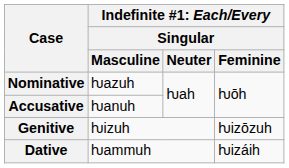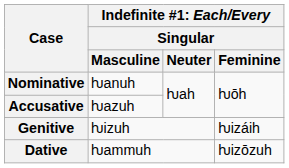(113, 83) ƕazuh -> (113, 83) ƕanuh
(113, 106) ƕanuh -> (113, 106) ƕazuh
(245, 128) ƕizōzuh -> (239, 128) ƕizáih
(239, 151) ƕizáih -> (245, 151) ƕizōzuh
